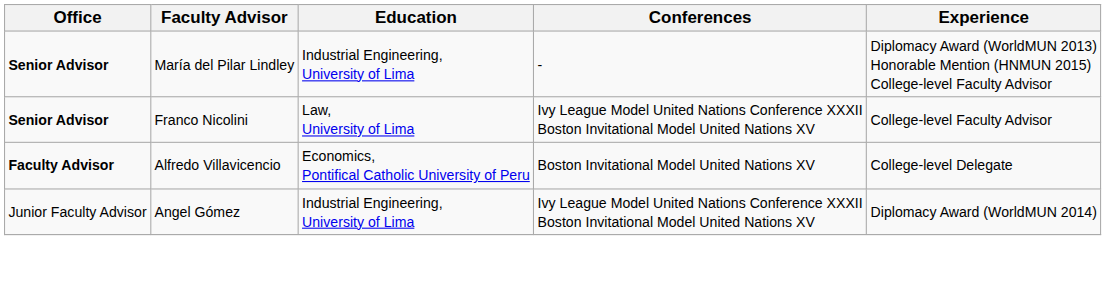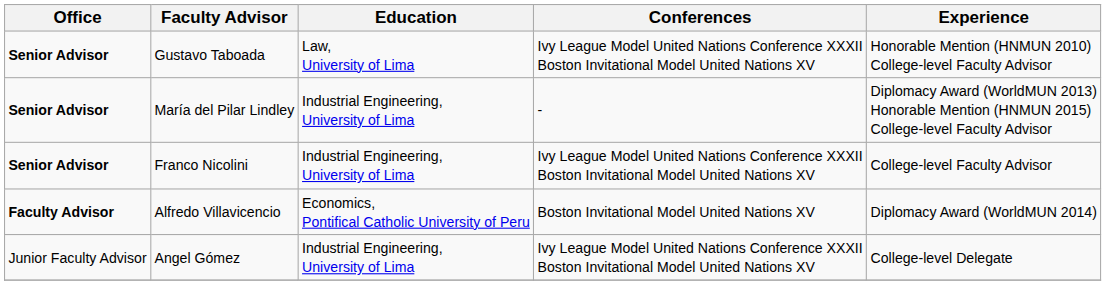+ row: (210, 55)
(358, 120) Law, University of Lima -> (372, 166) Industrial Engineering, University of Lima
(942, 166) College-level Delegate -> (984, 212) Diplomacy Award (WorldMUN 2014)
(984, 212) Diplomacy Award (WorldMUN 2014) -> (942, 258) College-level Delegate
